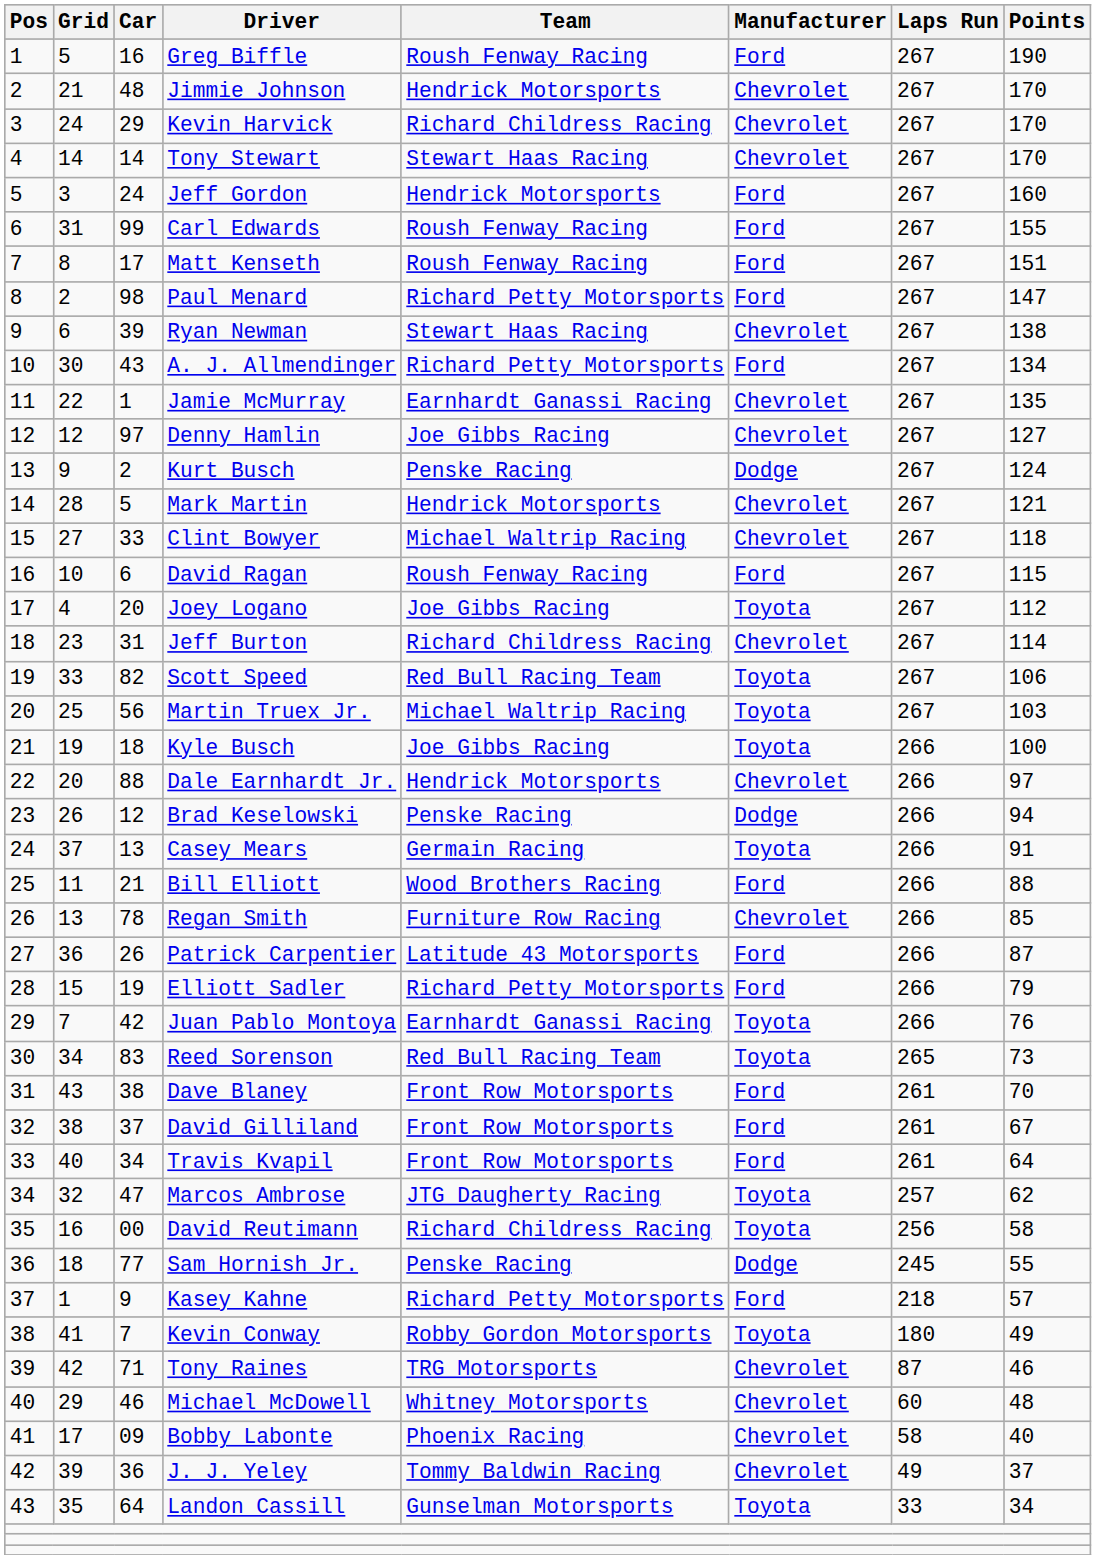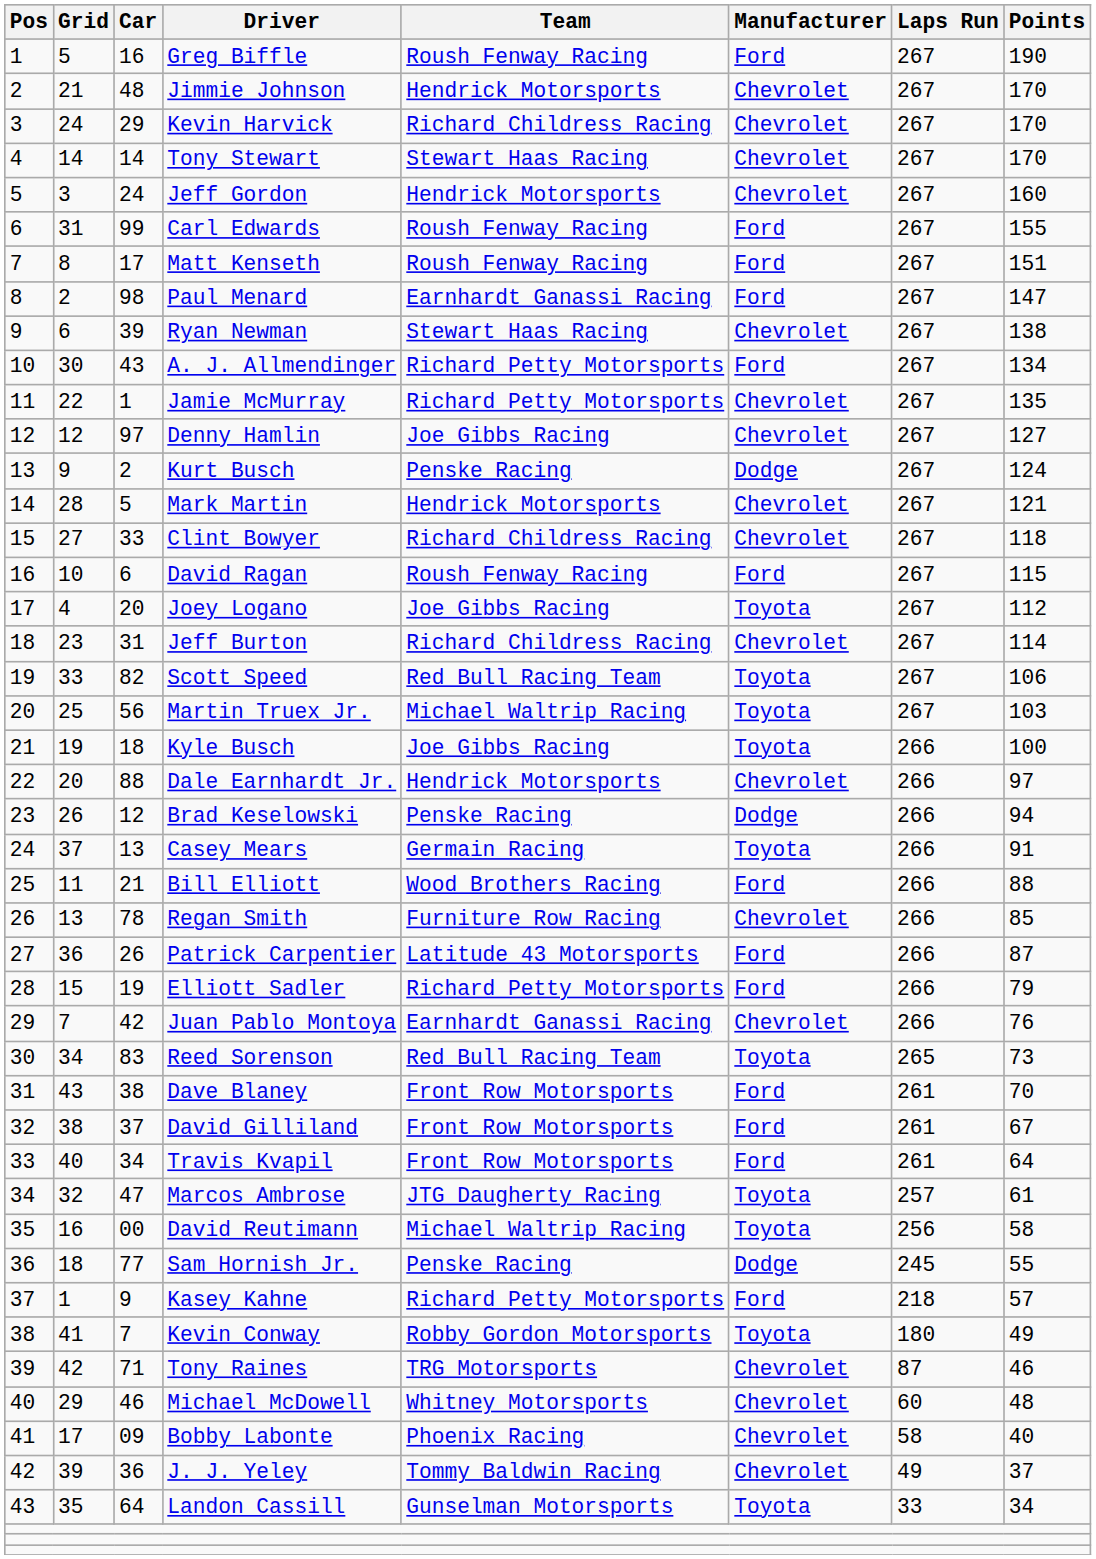(760, 195) Ford -> (792, 195) Chevrolet
(565, 298) Richard Petty Motorsports -> (559, 298) Earnhardt Ganassi Racing
(559, 402) Earnhardt Ganassi Racing -> (565, 402) Richard Petty Motorsports
(546, 540) Michael Waltrip Racing -> (559, 540) Richard Childress Racing
(772, 1024) Toyota -> (792, 1024) Chevrolet
(1022, 1196) 62 -> (1022, 1196) 61
(559, 1231) Richard Childress Racing -> (546, 1231) Michael Waltrip Racing
